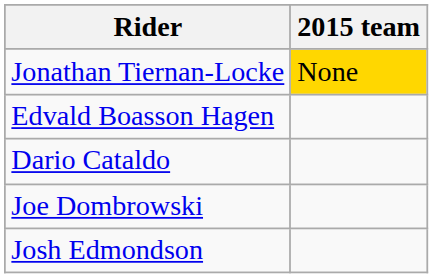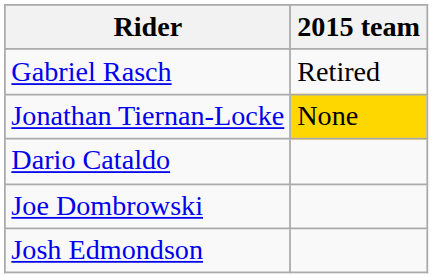+ row: (92, 71)
- row: (143, 116)
